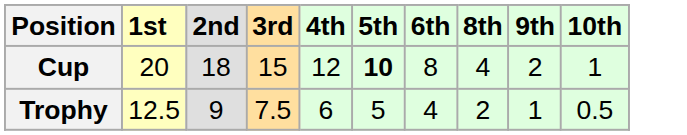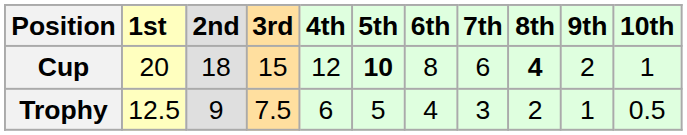+ column: (483, 25)
(483, 67) normal -> (535, 67) bold
